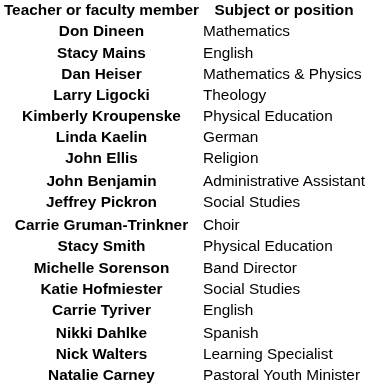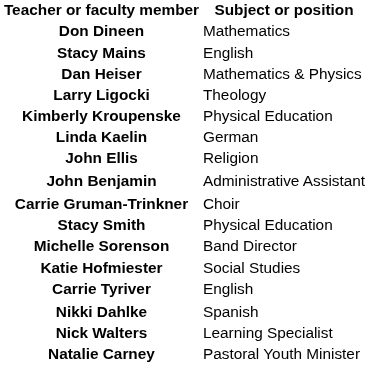- row: (101, 202)
